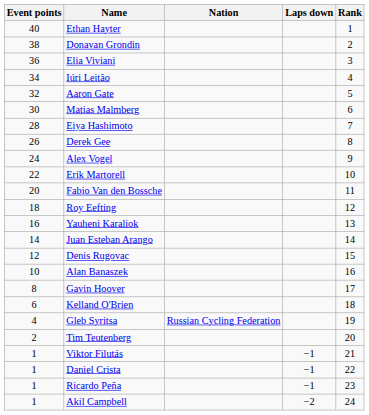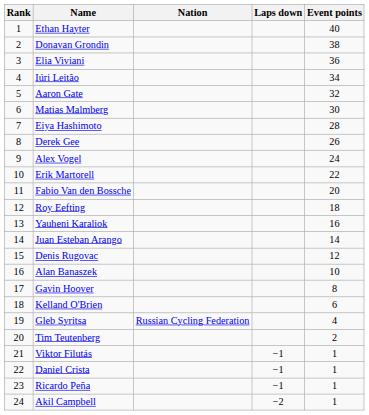columns swapped: (350, 12) <-> (34, 12)
